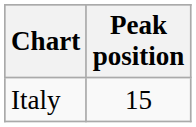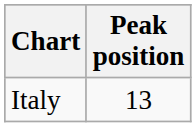(138, 99) 15 -> (138, 99) 13
